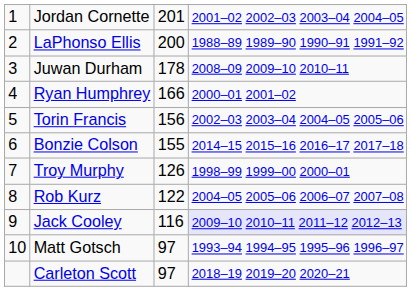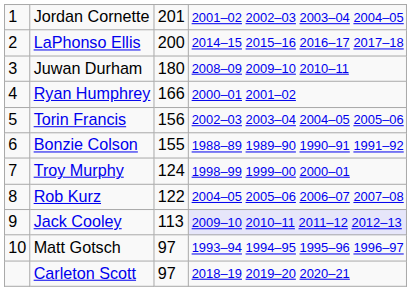(298, 43) 1988–89 1989–90 1990–91 1991–92 -> (298, 43) 2014–15 2015–16 2016–17 2017–18
(171, 68) 178 -> (171, 68) 180
(298, 145) 2014–15 2015–16 2016–17 2017–18 -> (298, 145) 1988–89 1989–90 1990–91 1991–92
(171, 171) 126 -> (171, 171) 124
(171, 222) 116 -> (171, 222) 113
